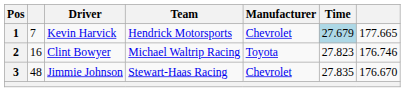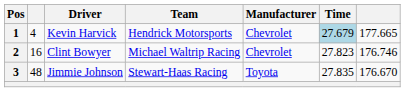(33, 33) 7 -> (33, 33) 4
(262, 52) Toyota -> (269, 52) Chevrolet
(269, 72) Chevrolet -> (262, 72) Toyota
